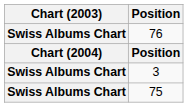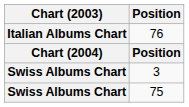(67, 33) Swiss Albums Chart -> (67, 33) Italian Albums Chart
